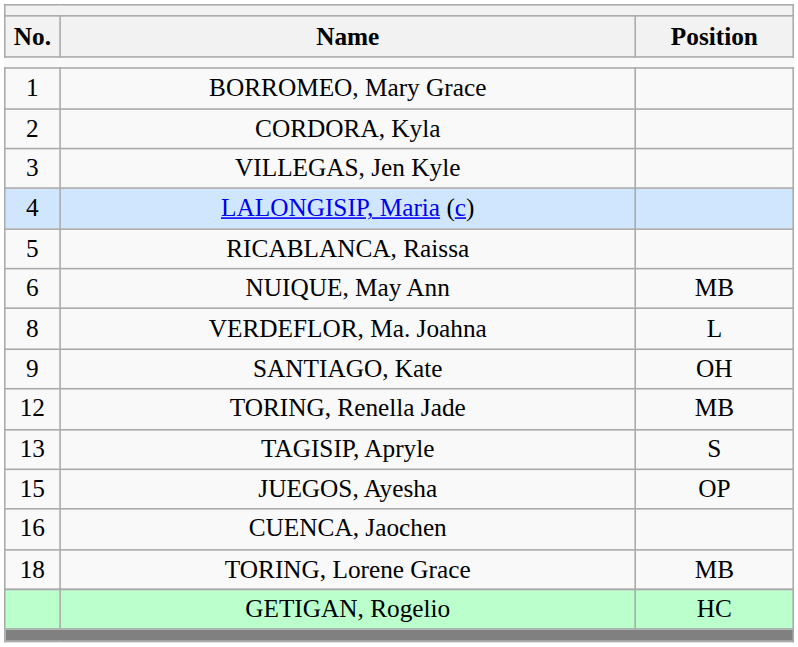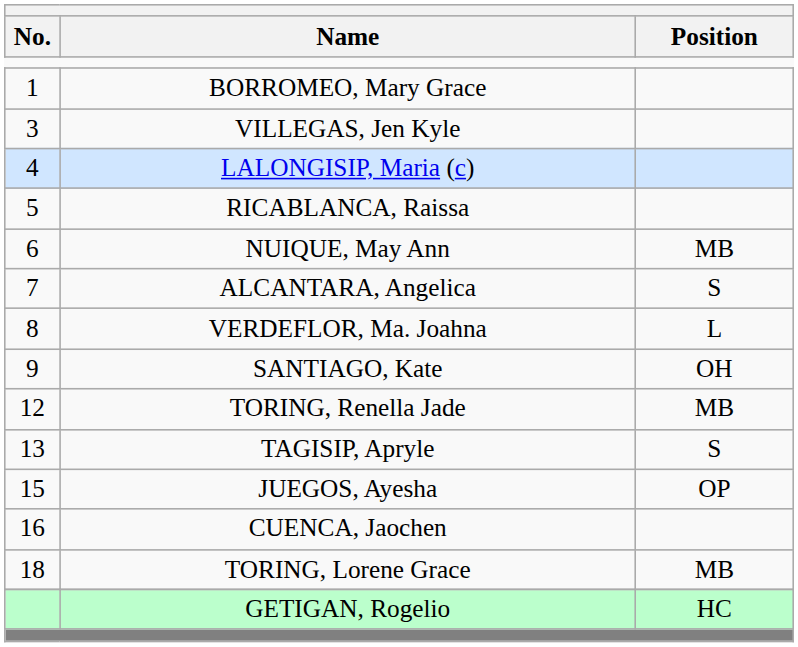- row: (32, 128)
+ row: (32, 288)
